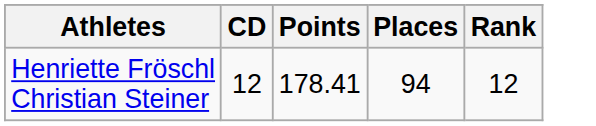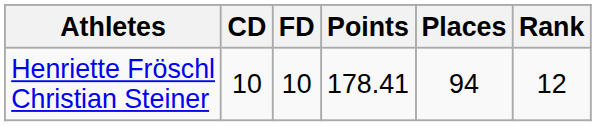+ column: (297, 26)
(247, 84) 12 -> (247, 84) 10
